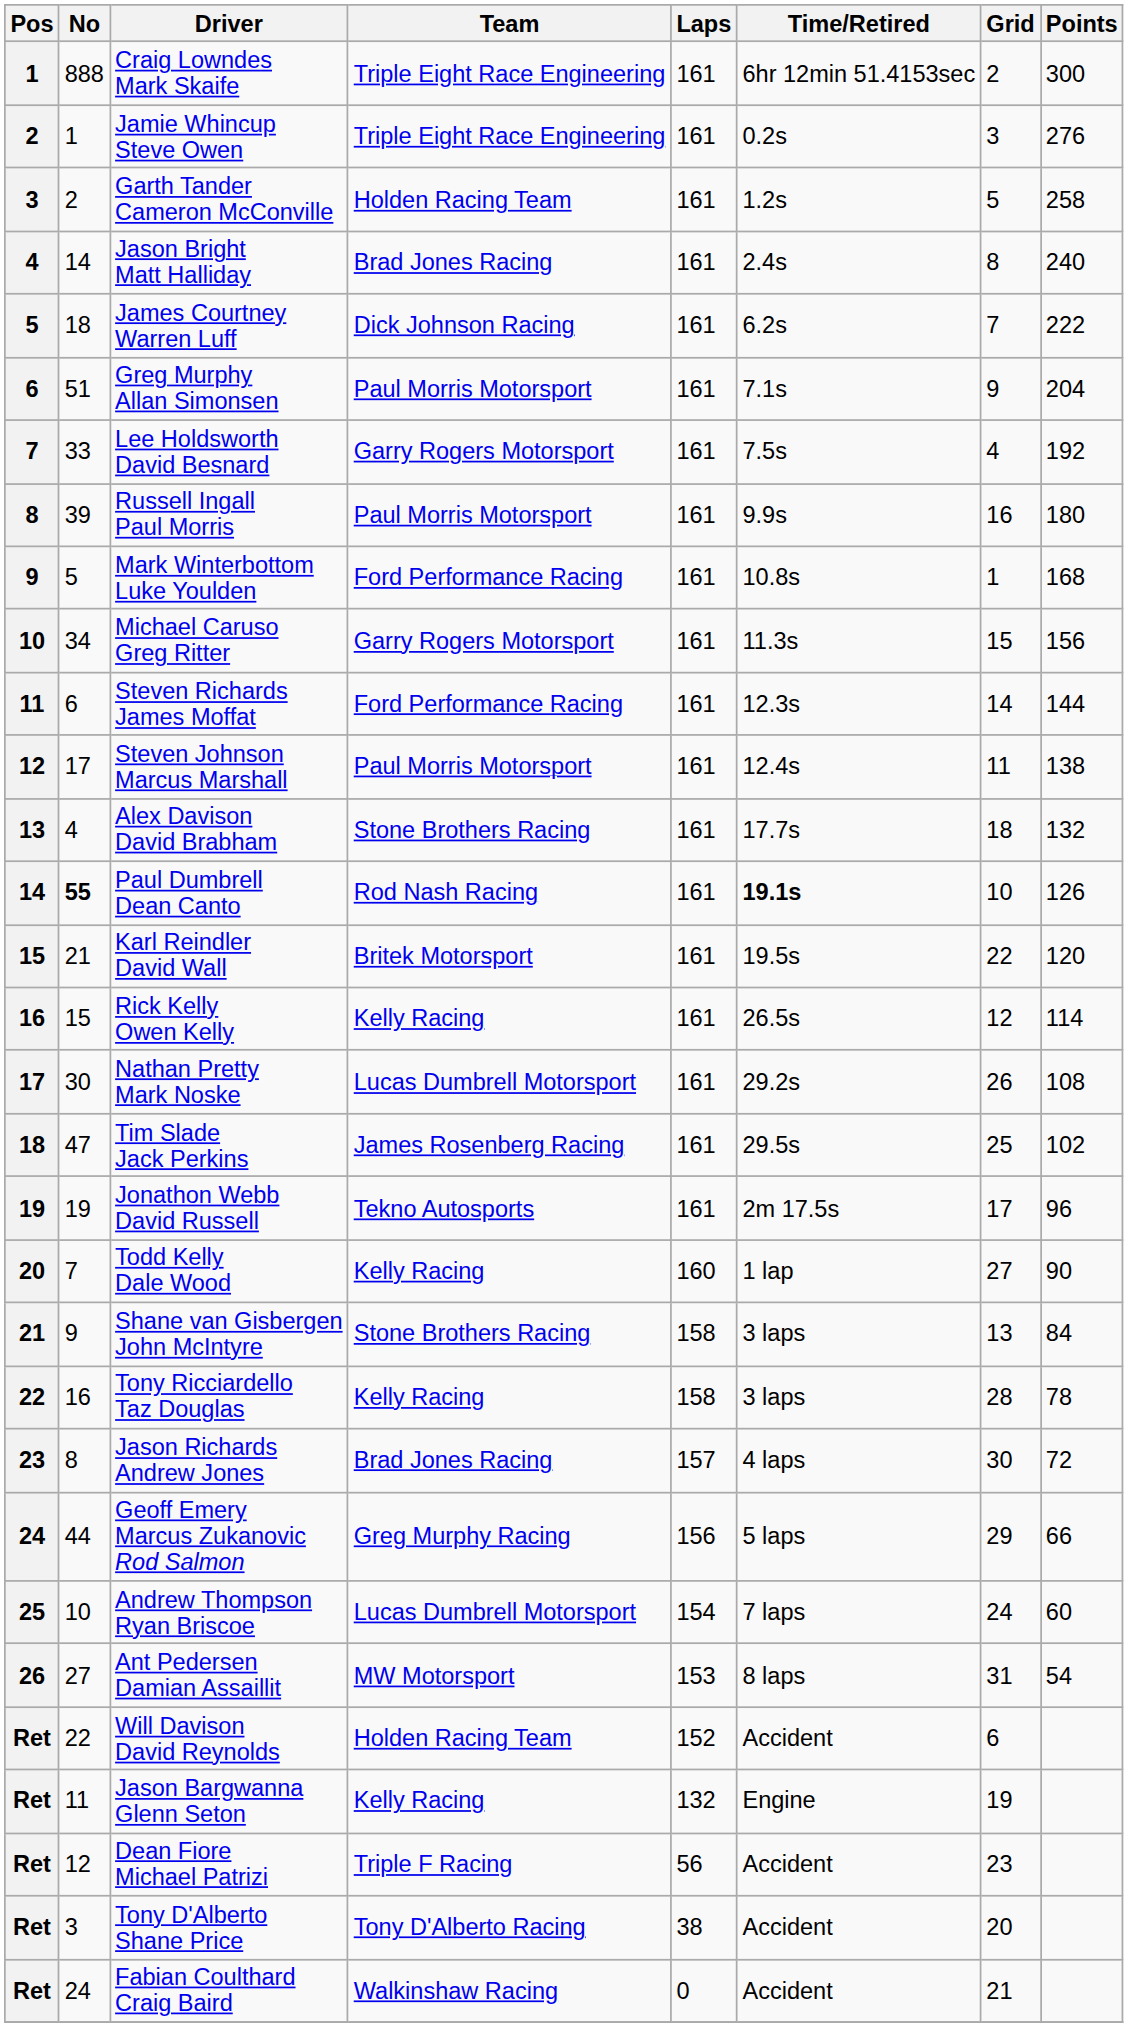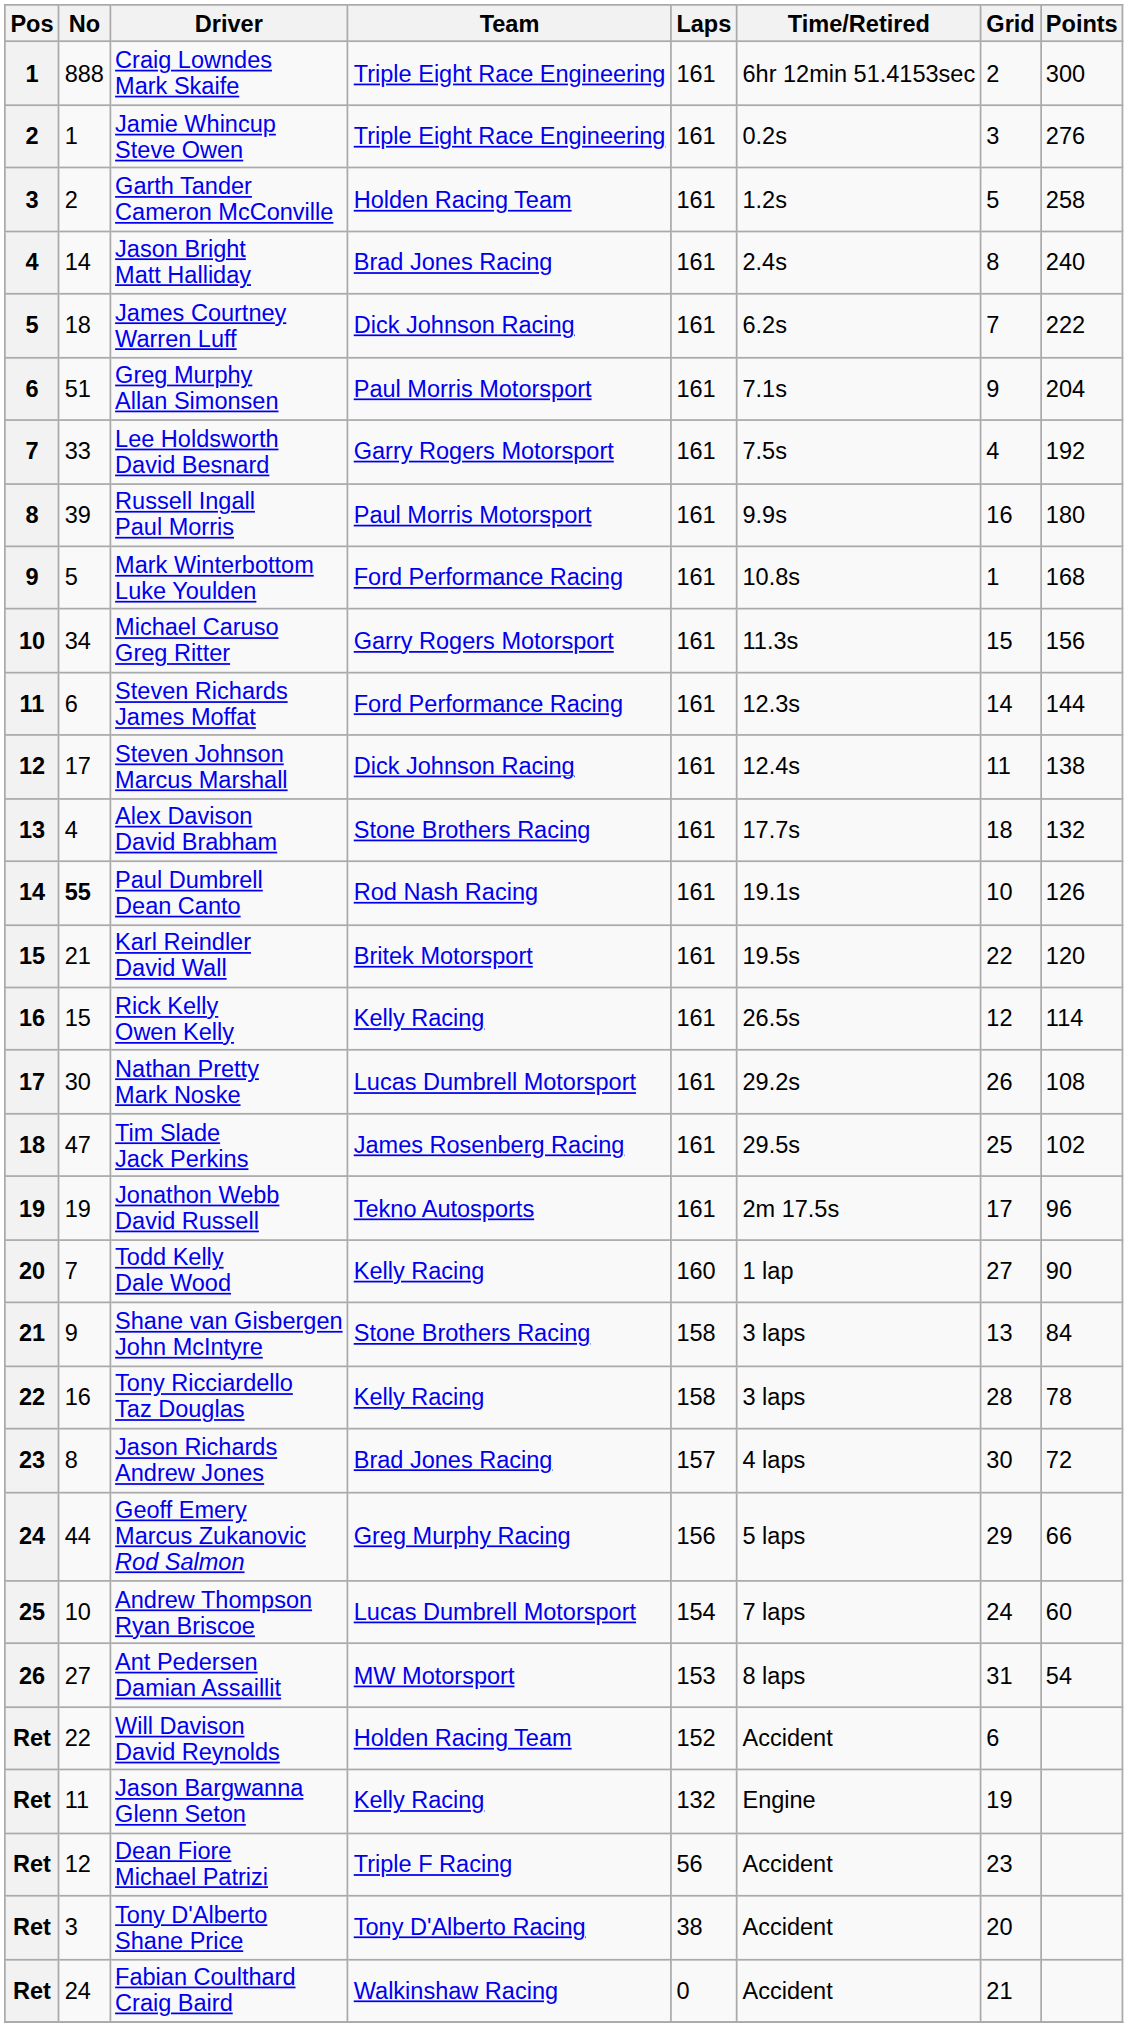(473, 766) Paul Morris Motorsport -> (464, 766) Dick Johnson Racing
(772, 893) bold -> (771, 893) normal
